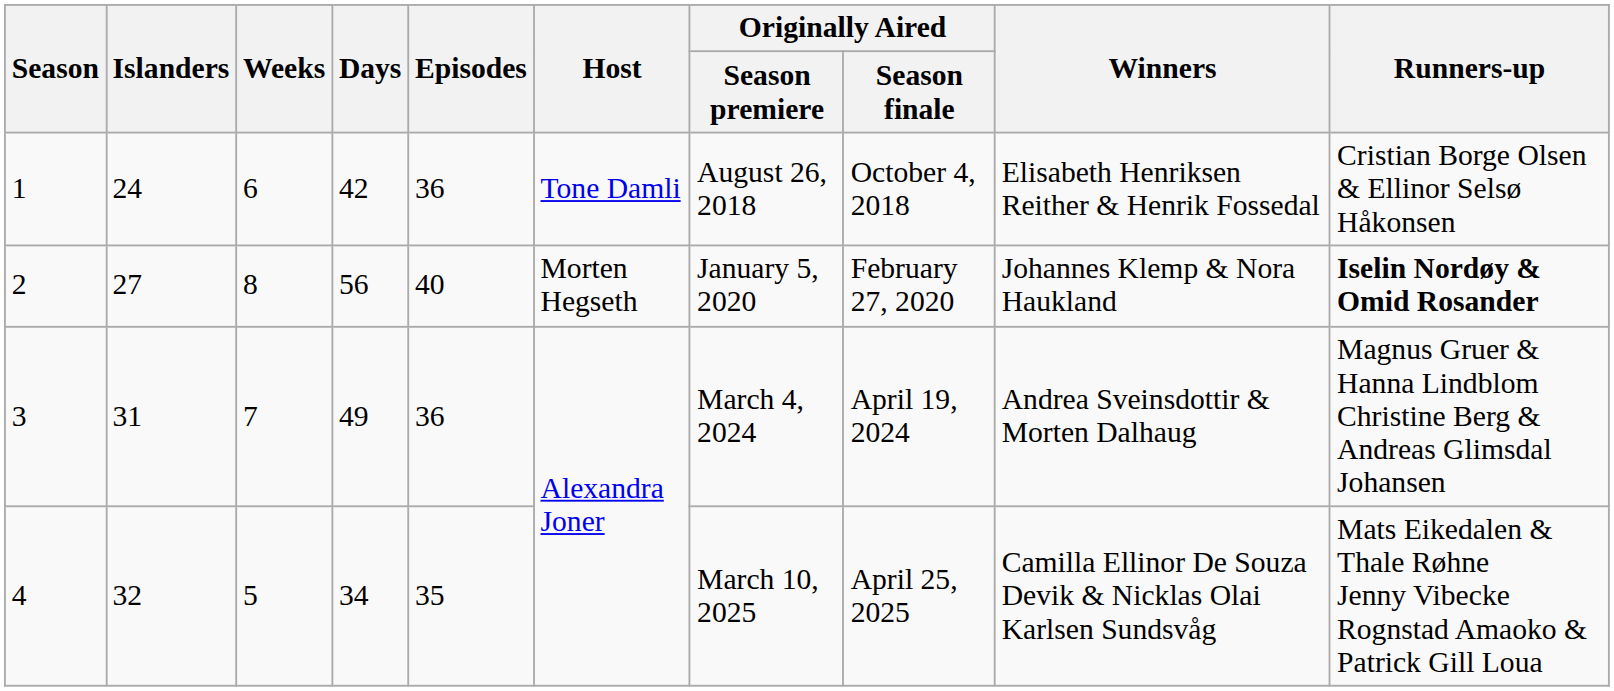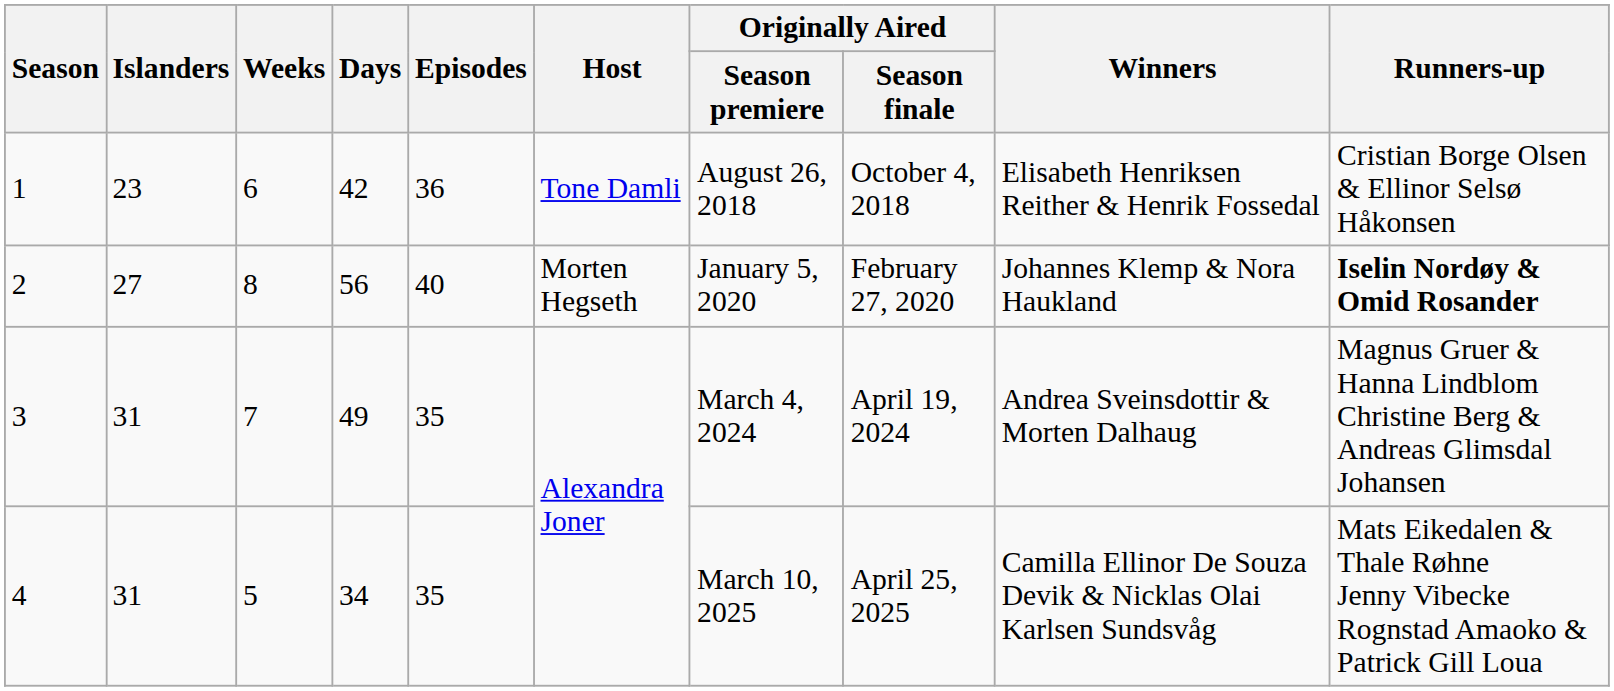(127, 188) 24 -> (127, 188) 23
(430, 415) 36 -> (430, 415) 35
(127, 595) 32 -> (127, 595) 31
